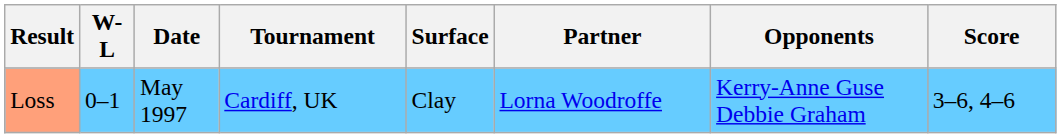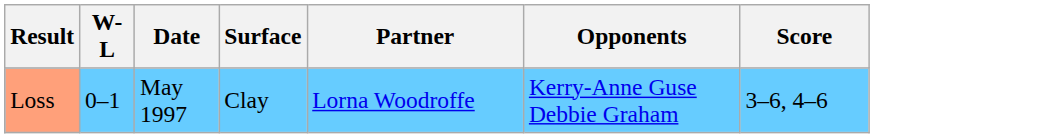- column: (313, 36)
